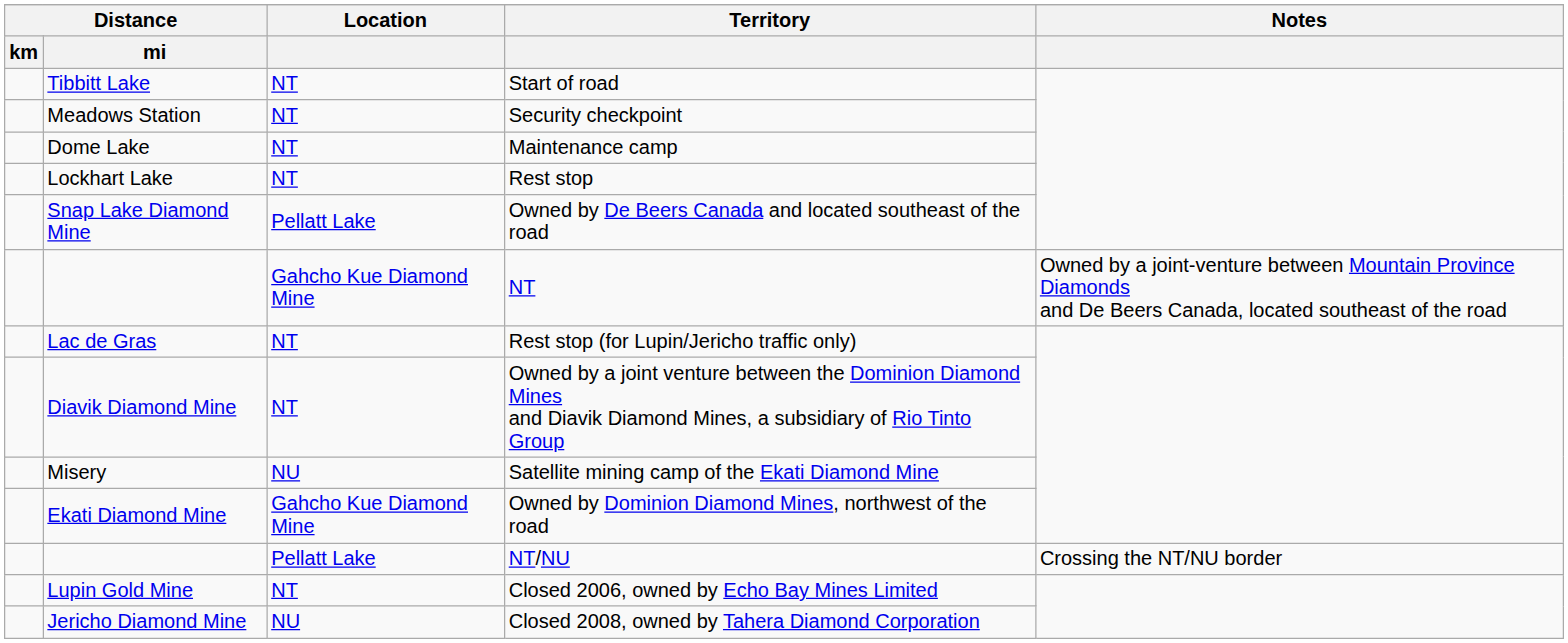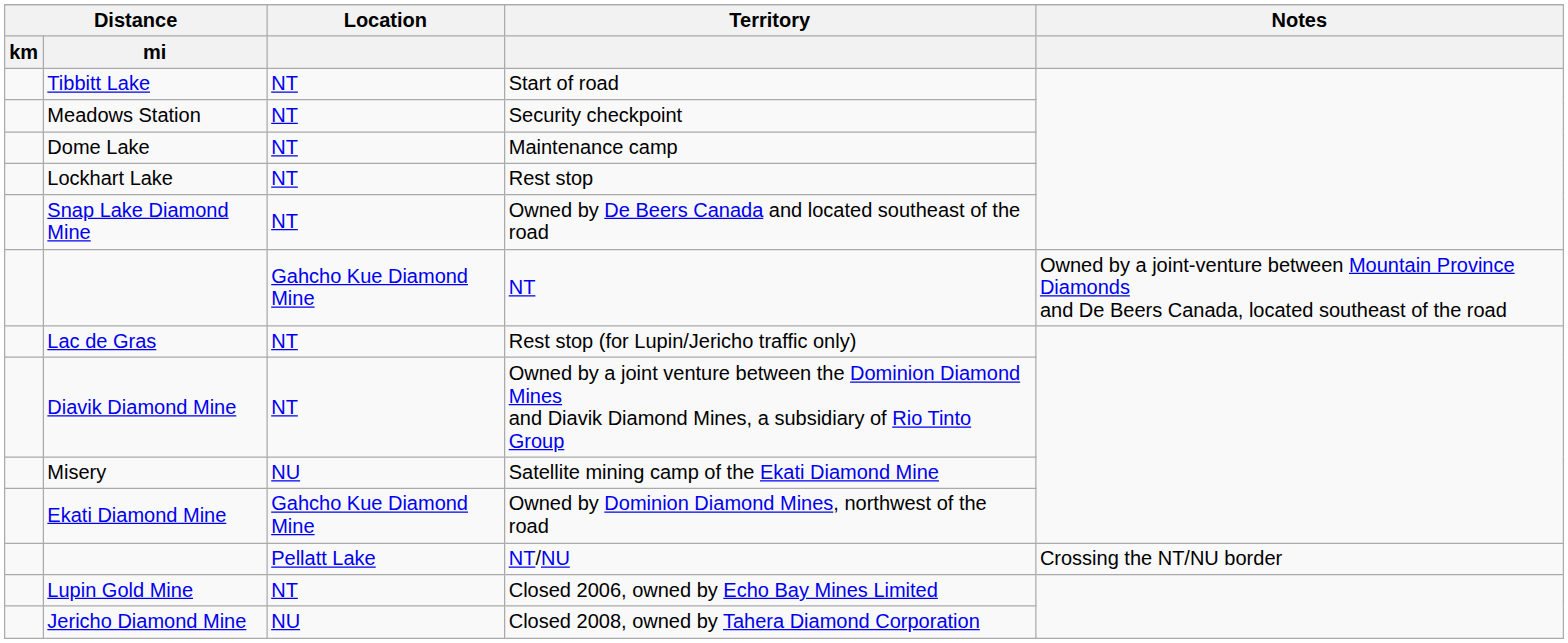(323, 221) Pellatt Lake -> (285, 221) NT
